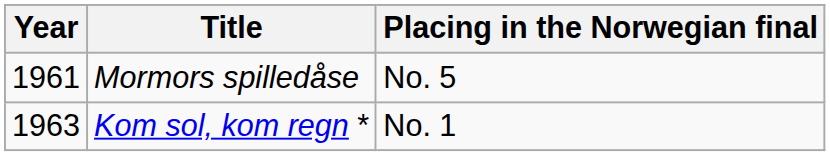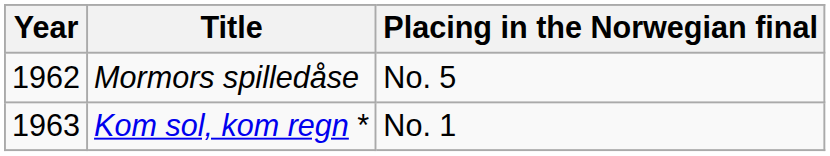(46, 77) 1961 -> (46, 77) 1962
